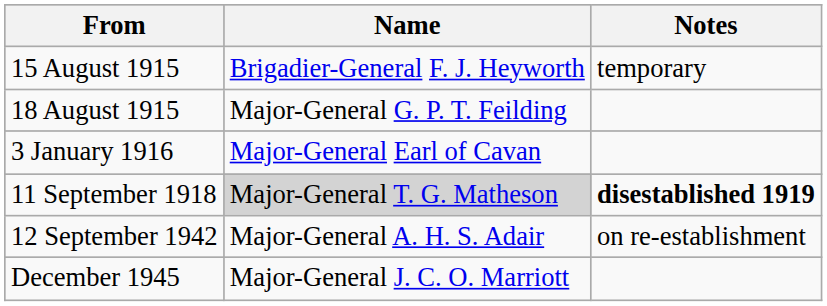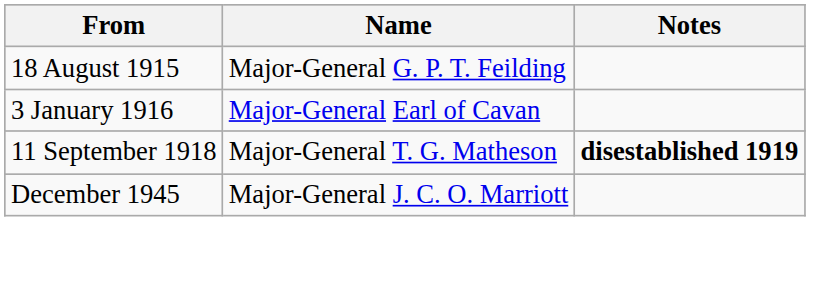- row: (95, 67)
(394, 194) lightgrey background -> (393, 151) no background
- row: (114, 236)
